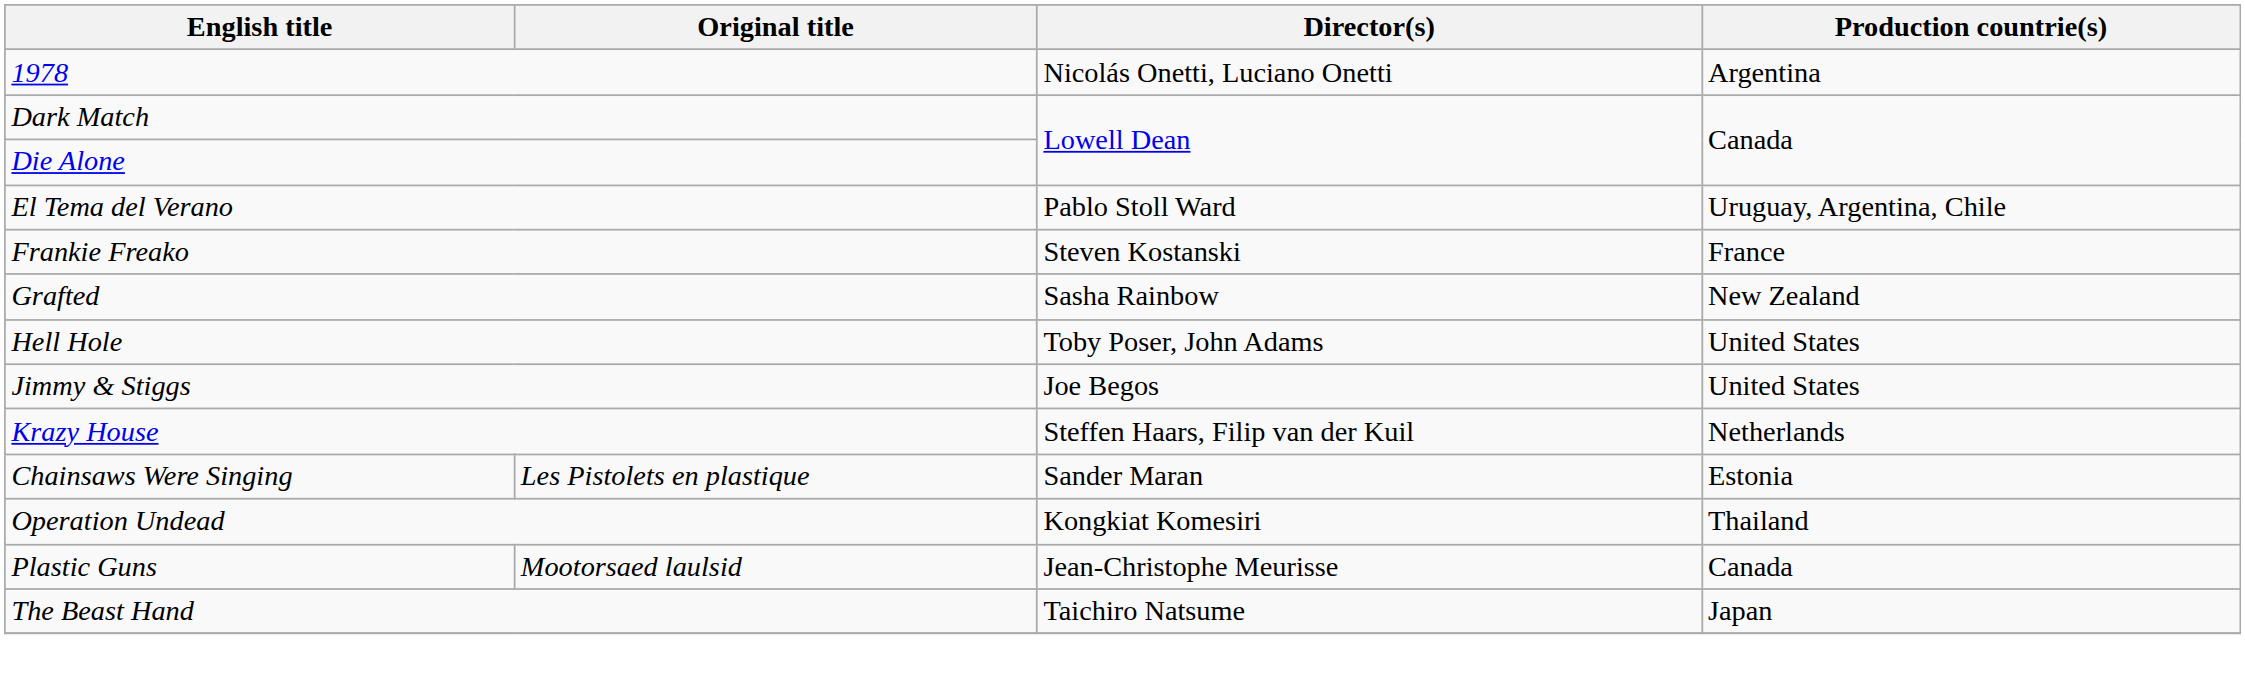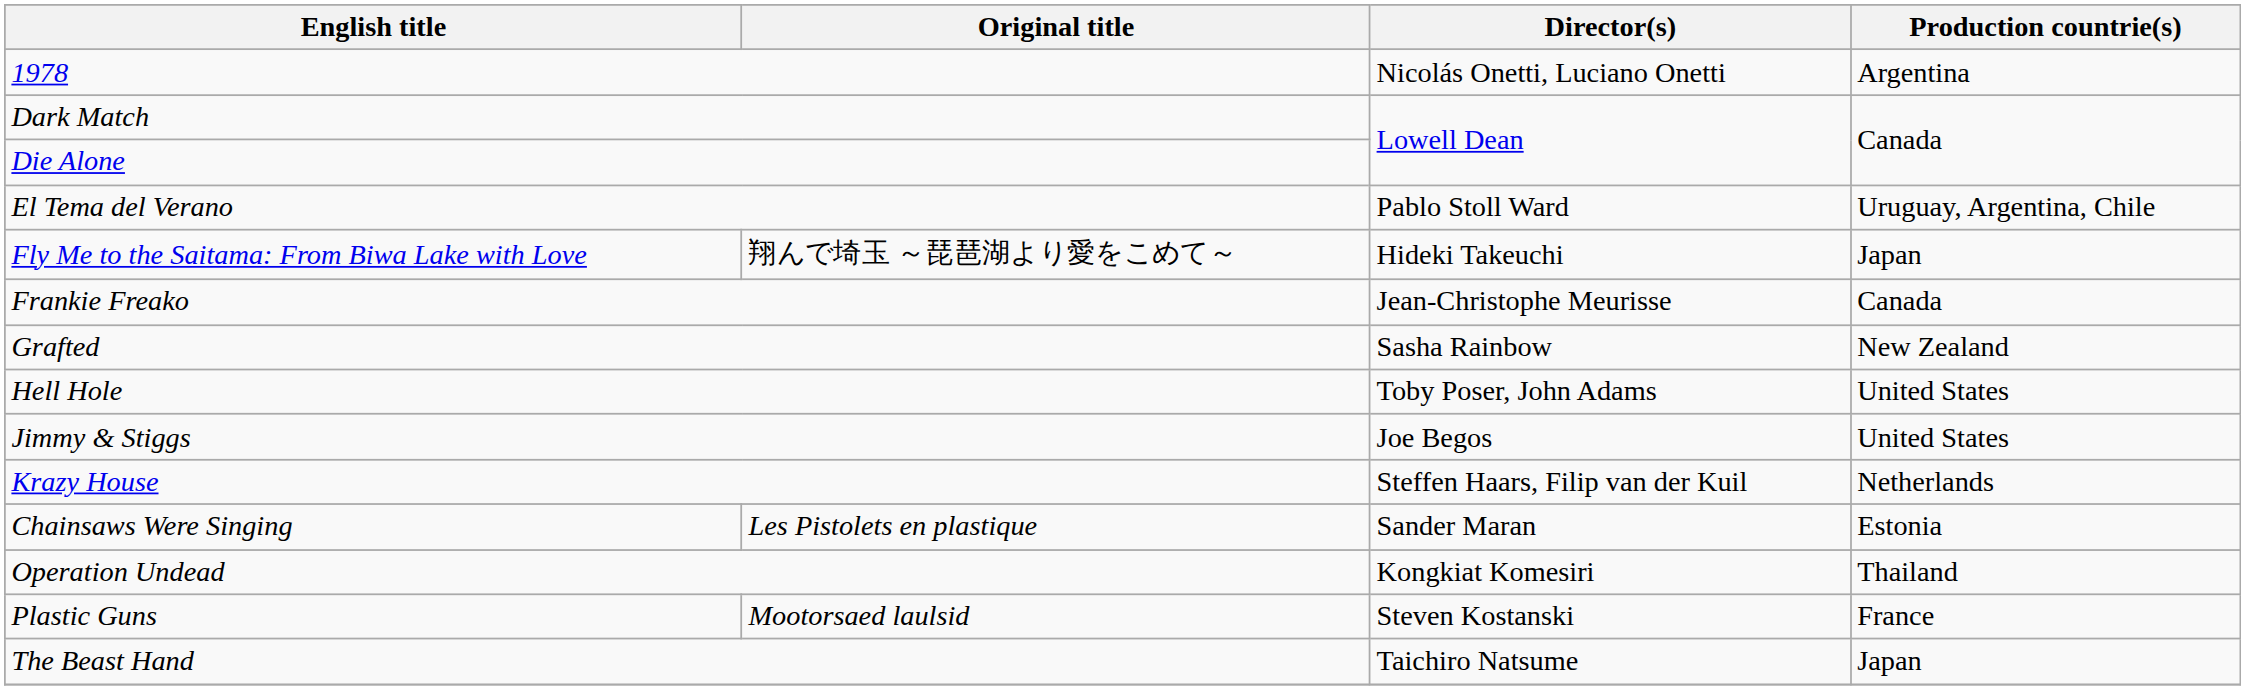+ row: (299, 254)
(1142, 251) Steven Kostanski -> (1524, 301) Jean-Christophe Meurisse
(1747, 251) France -> (1900, 301) Canada
(1191, 565) Jean-Christophe Meurisse -> (1475, 616) Steven Kostanski
(1750, 565) Canada -> (1896, 616) France
